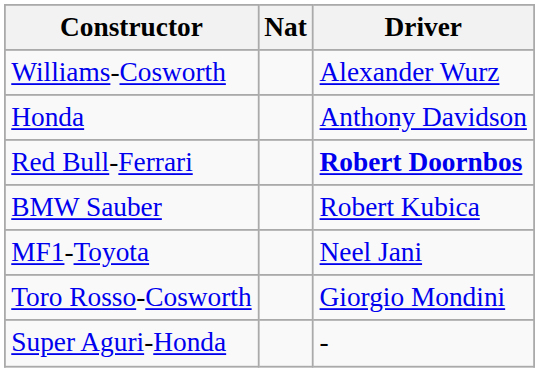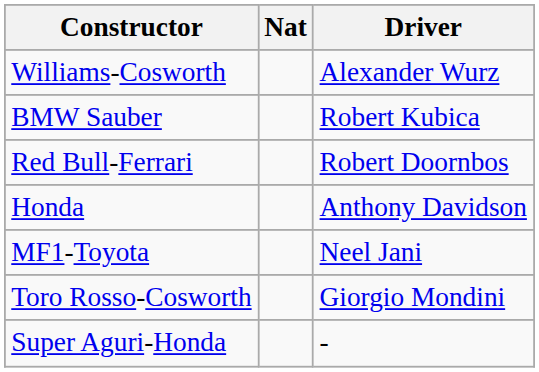rows swapped: (48, 117) <-> (87, 207)
(421, 162) bold -> (414, 162) normal
